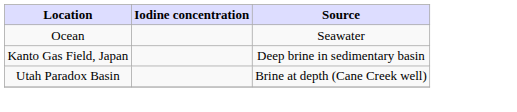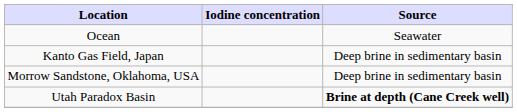+ row: (103, 76)
(341, 76) normal -> (418, 96) bold
